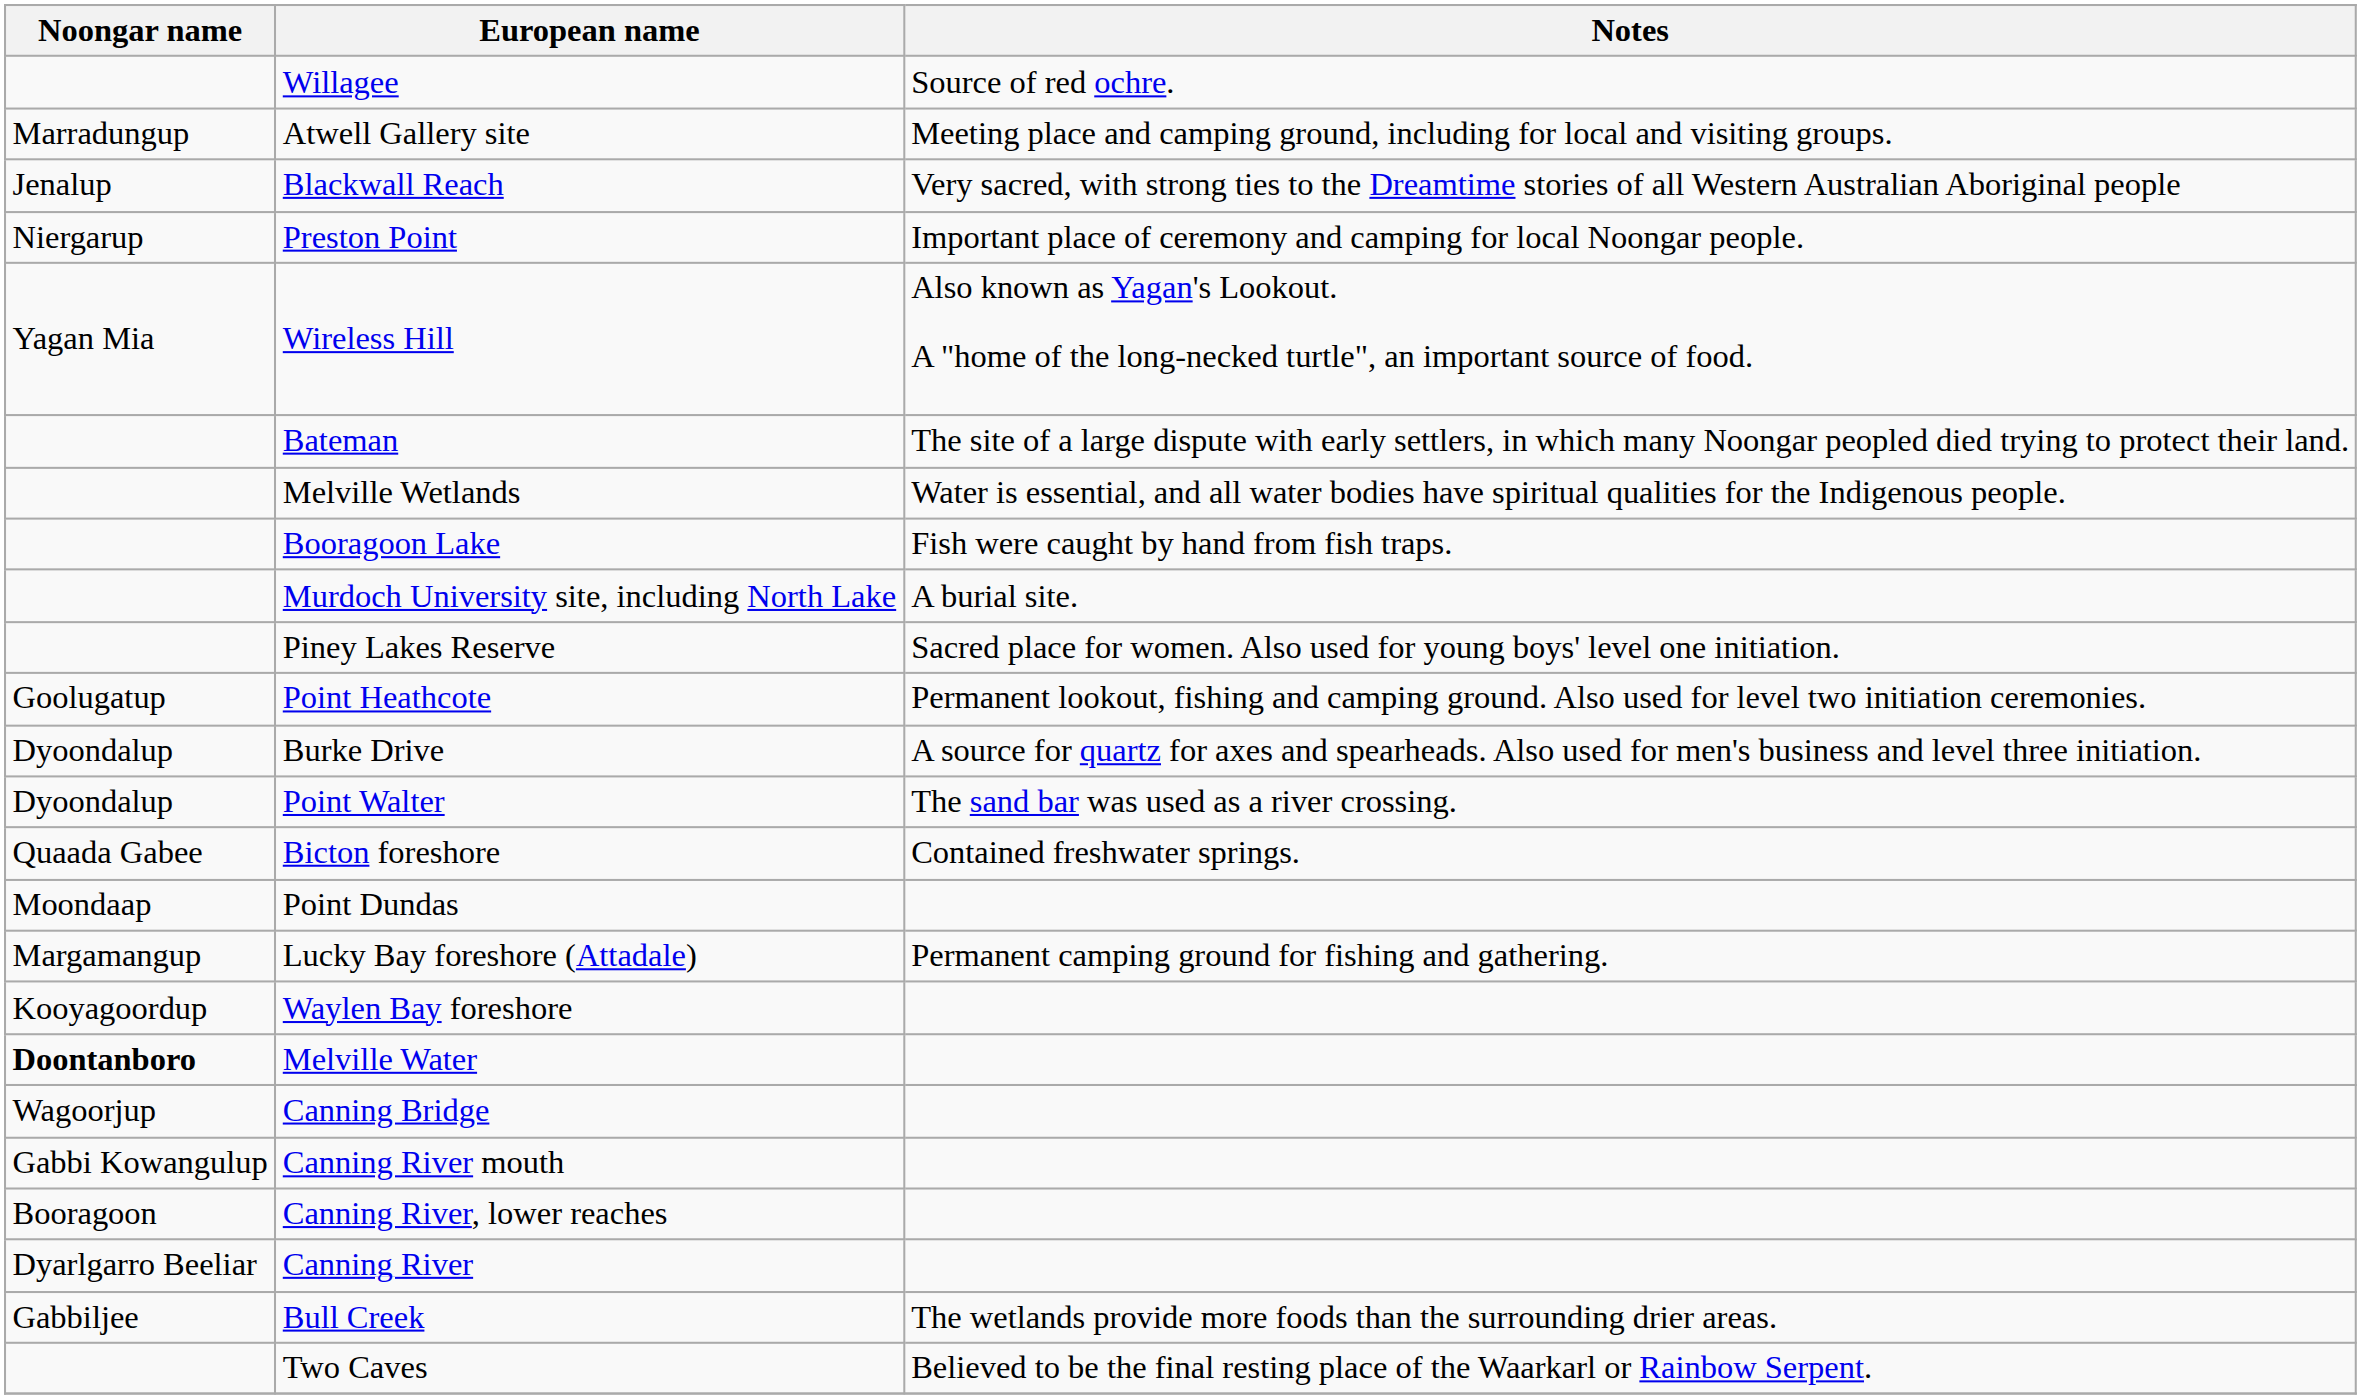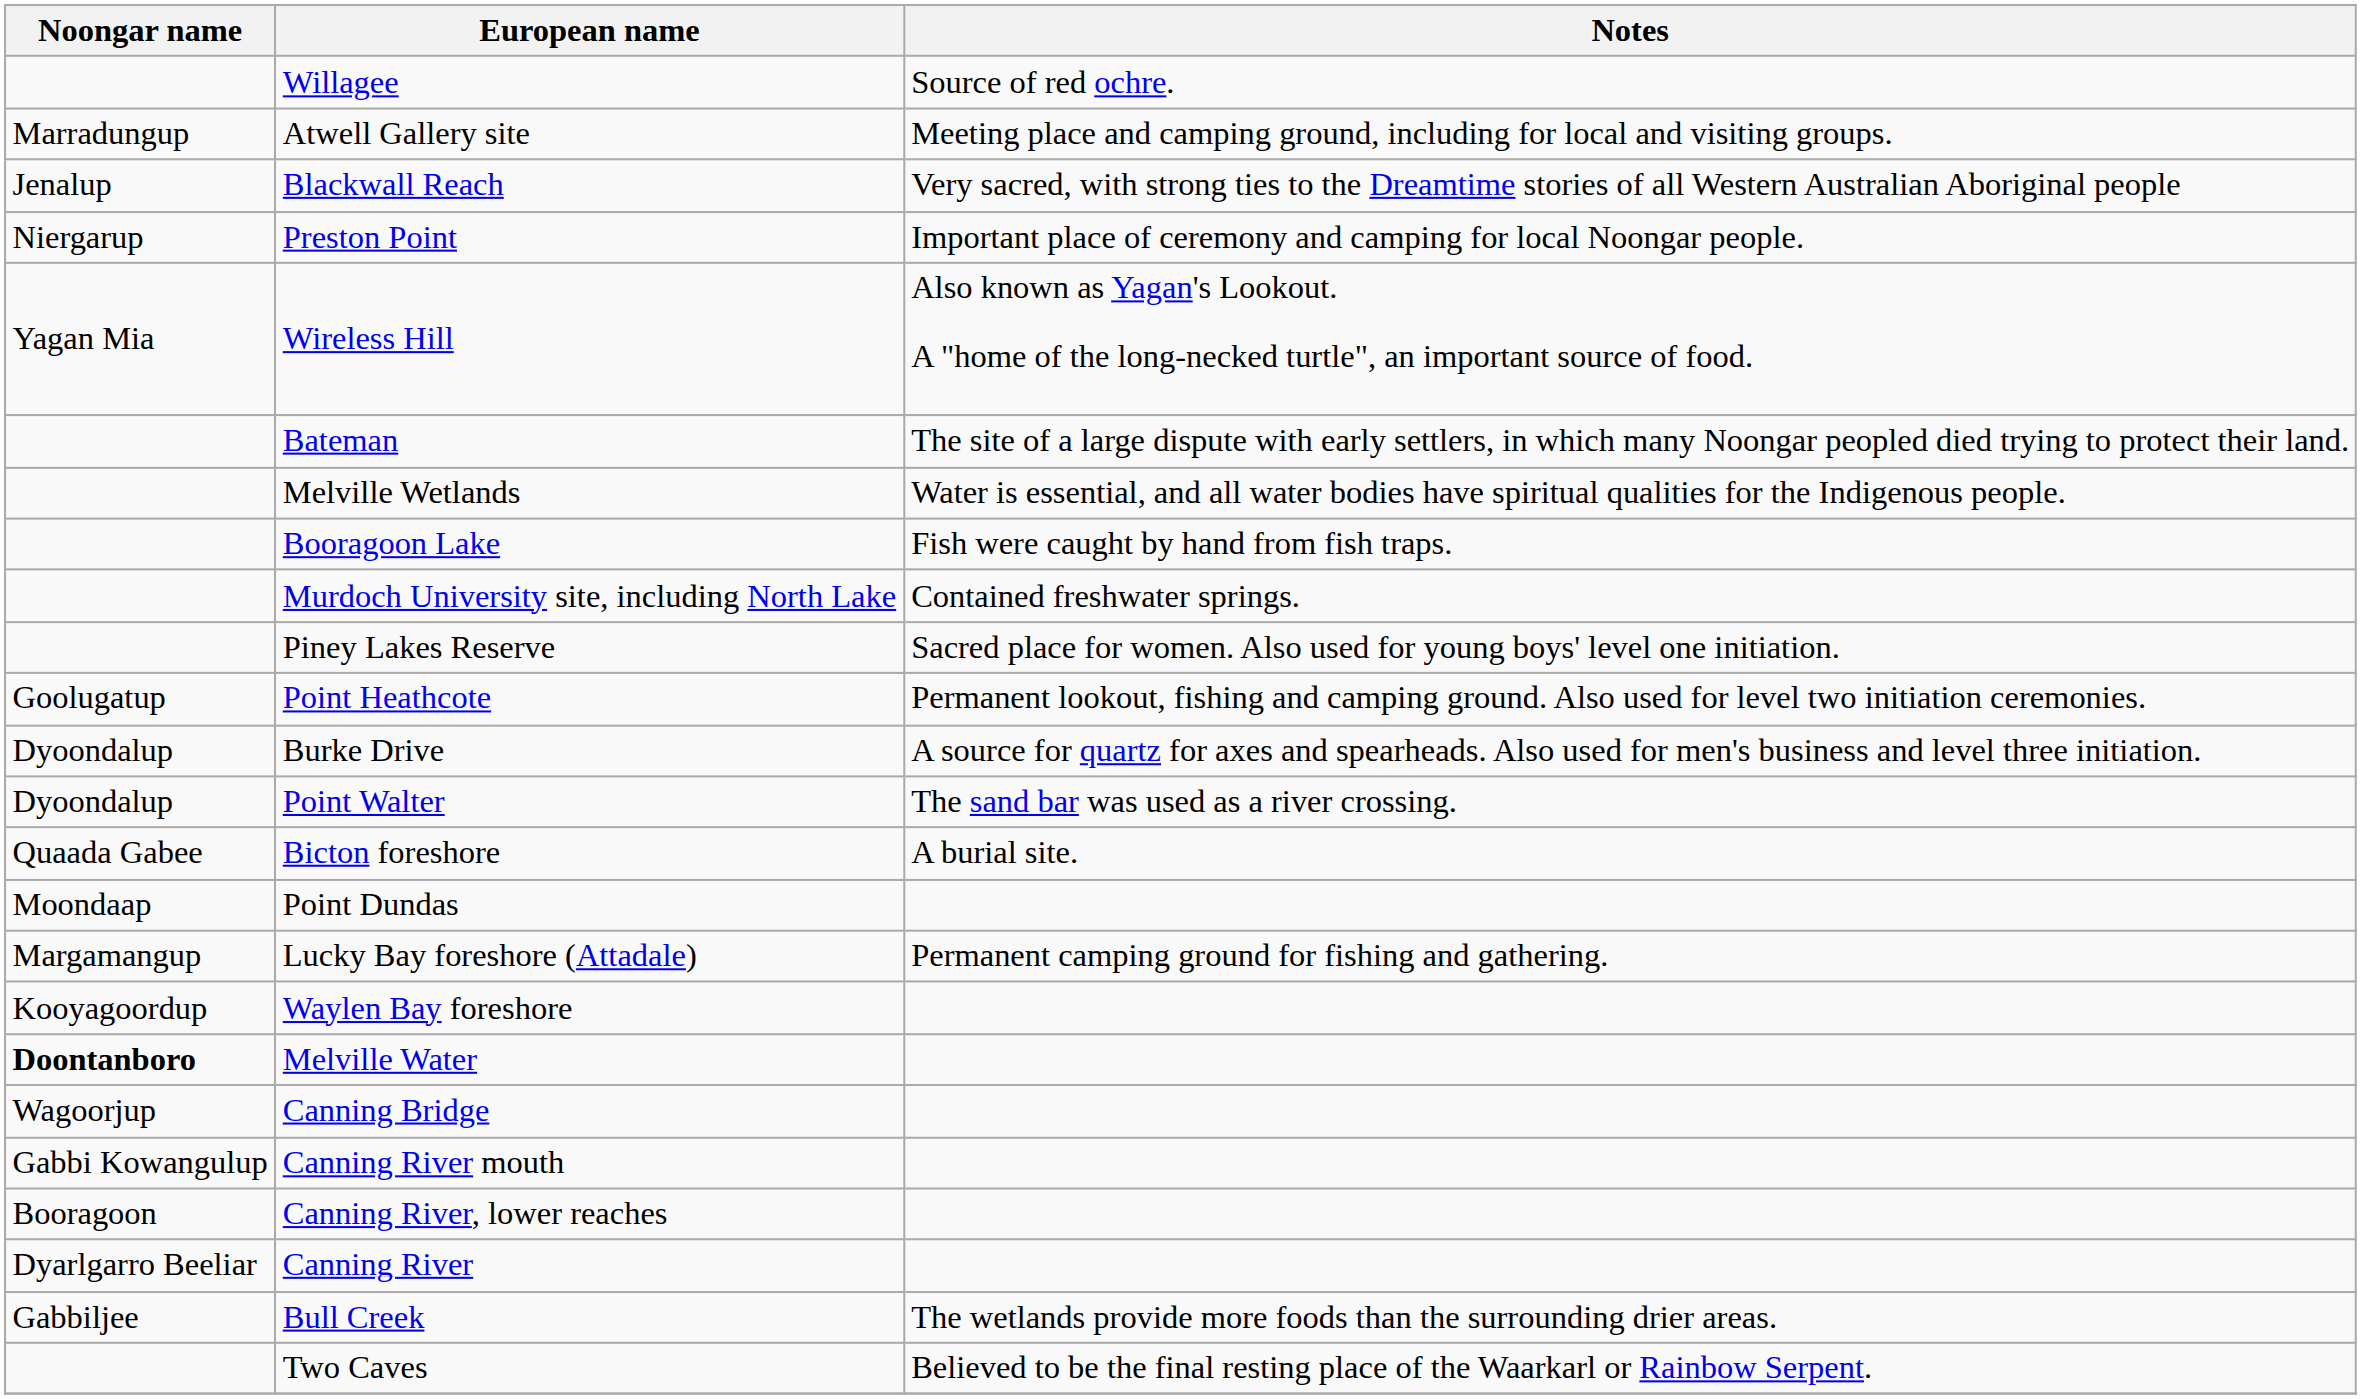(995, 595) A burial site. -> (1106, 595) Contained freshwater springs.
(1106, 852) Contained freshwater springs. -> (995, 852) A burial site.
